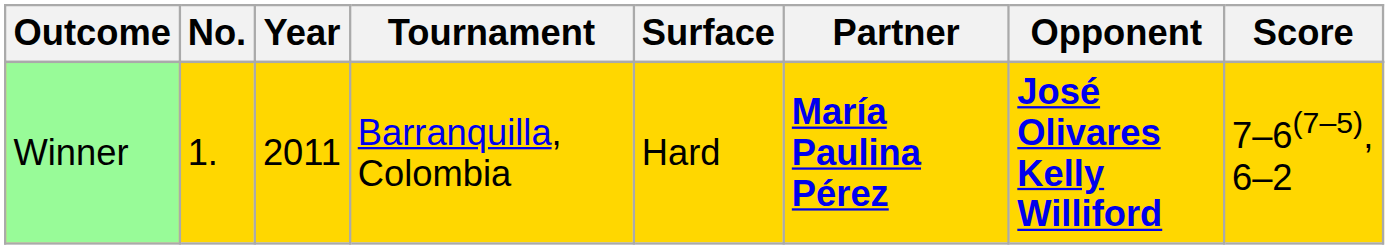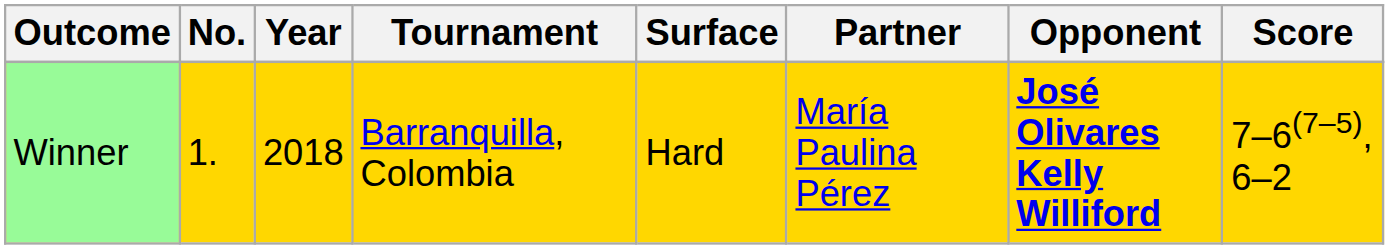(302, 152) 2011 -> (303, 152) 2018
(856, 152) bold -> (856, 152) normal
